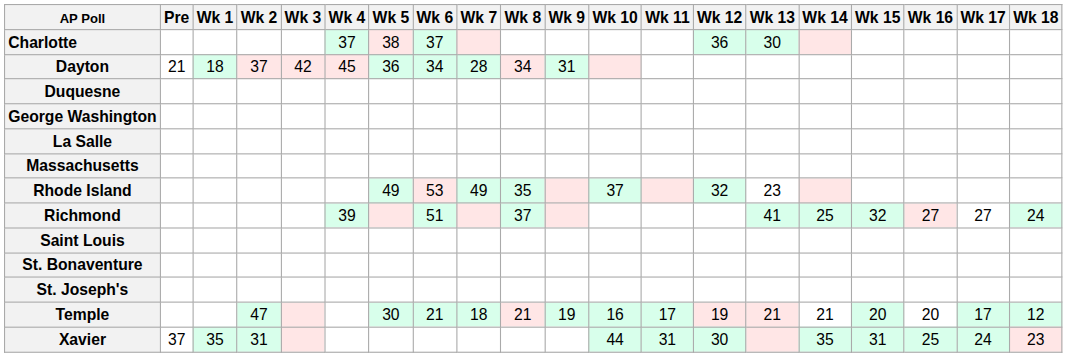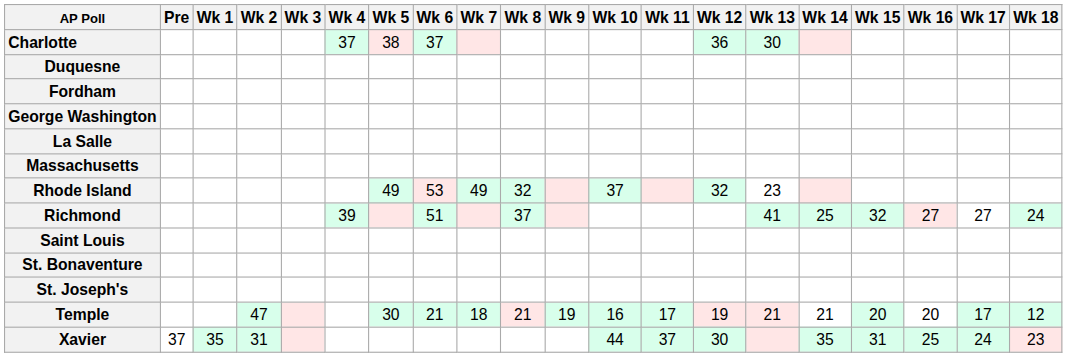- row: (82, 67)
+ row: (82, 92)
(523, 191) 35 -> (523, 191) 32
(667, 340) 31 -> (667, 340) 37
